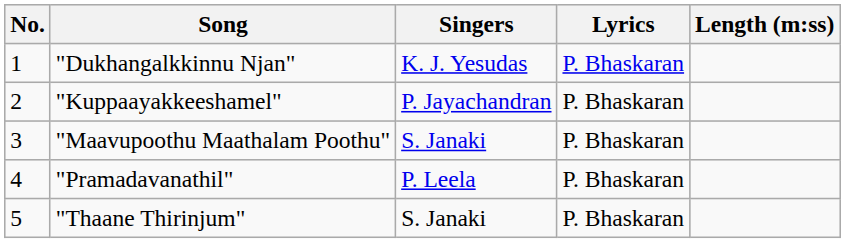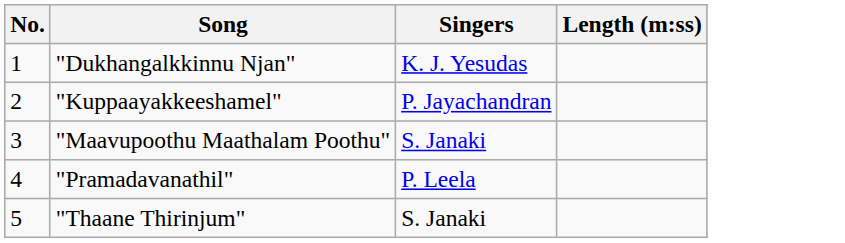- column: (623, 24)
